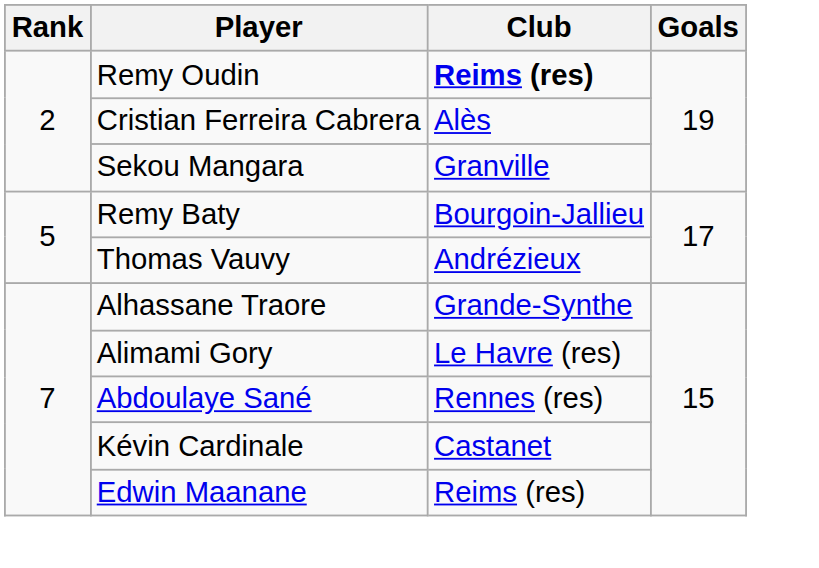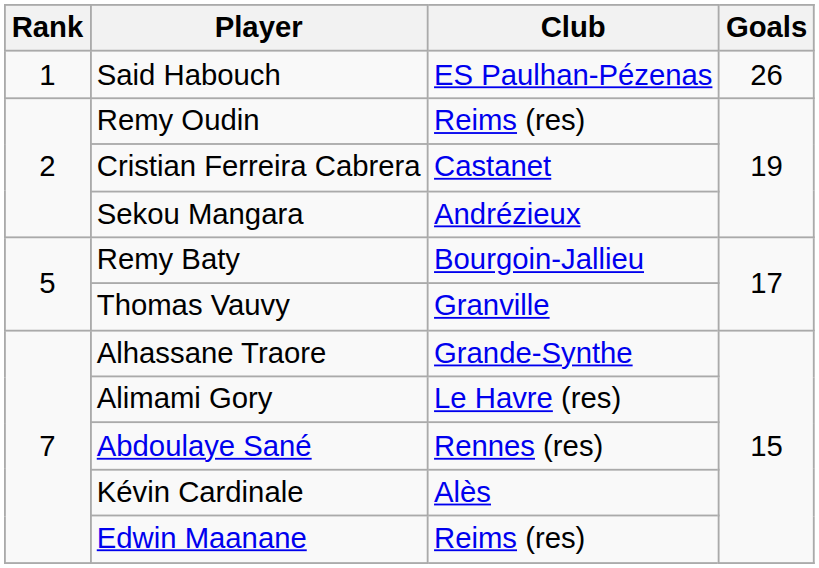+ row: (189, 74)
(514, 74) bold -> (510, 120) normal
(463, 120) Alès -> (493, 167) Castanet
(492, 167) Granville -> (507, 213) Andrézieux
(507, 259) Andrézieux -> (492, 306) Granville
(493, 445) Castanet -> (463, 492) Alès
